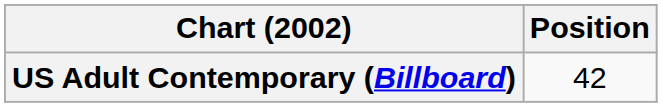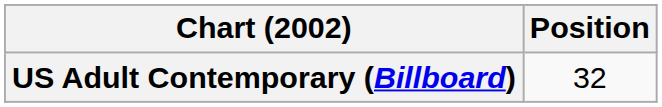(590, 76) 42 -> (590, 76) 32
